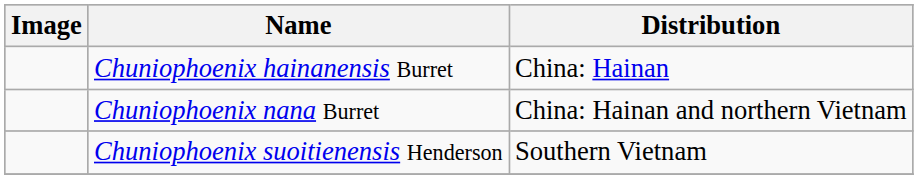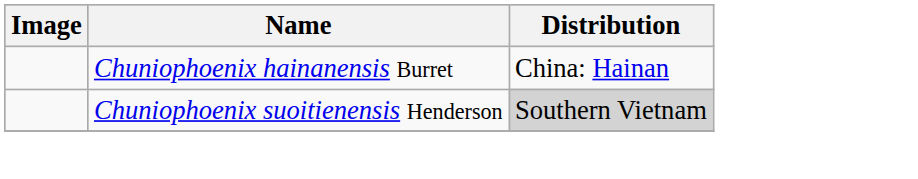- row: (237, 109)
(611, 151) no background -> (611, 109) lightgrey background
